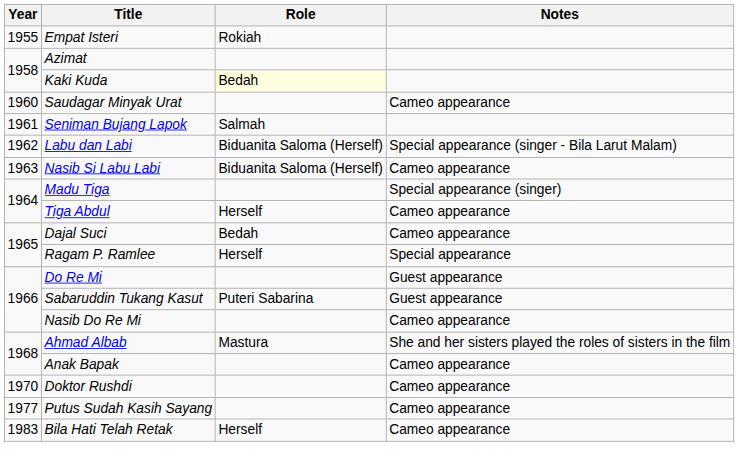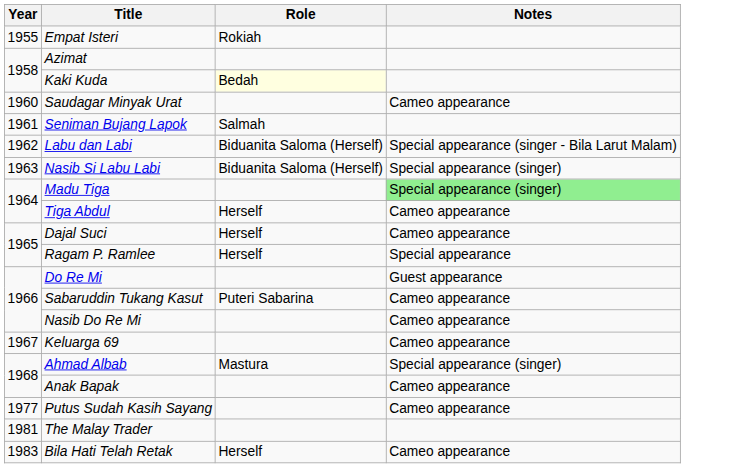(450, 168) Cameo appearance -> (475, 168) Special appearance (singer)
(475, 189) no background -> (475, 189) lightgreen background
(238, 233) Bedah -> (240, 233) Herself
(446, 299) Guest appearance -> (450, 299) Cameo appearance
+ row: (82, 342)
(560, 342) She and her sisters played the roles of sisters in the film -> (475, 364) Special appearance (singer)
- row: (88, 386)
+ row: (98, 430)
